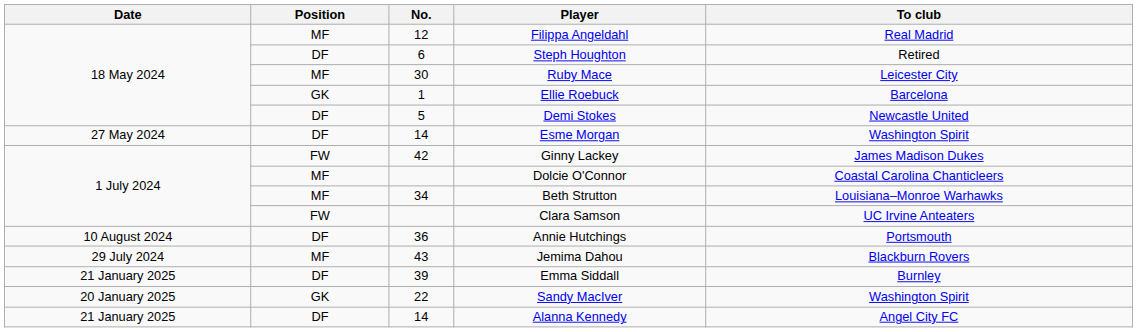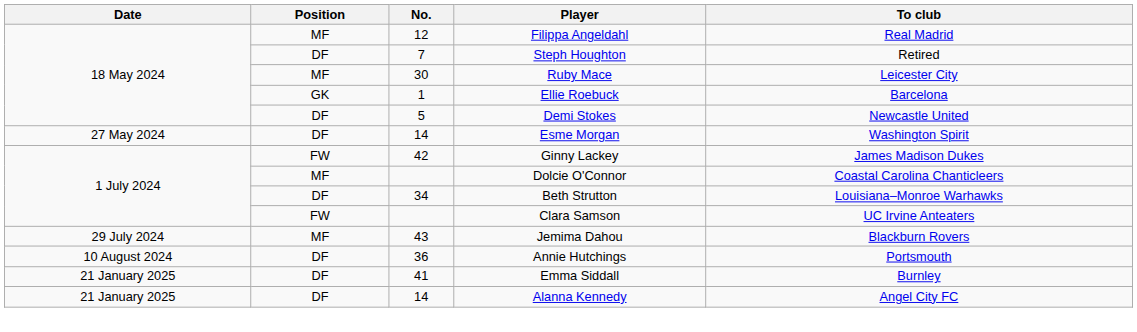(421, 54) 6 -> (421, 54) 7
(320, 196) MF -> (320, 196) DF
rows swapped: (580, 256) <-> (580, 236)
(421, 276) 39 -> (421, 276) 41
- row: (580, 296)
